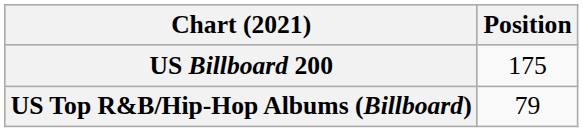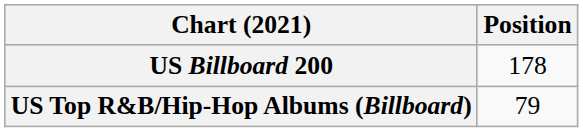(528, 65) 175 -> (528, 65) 178
